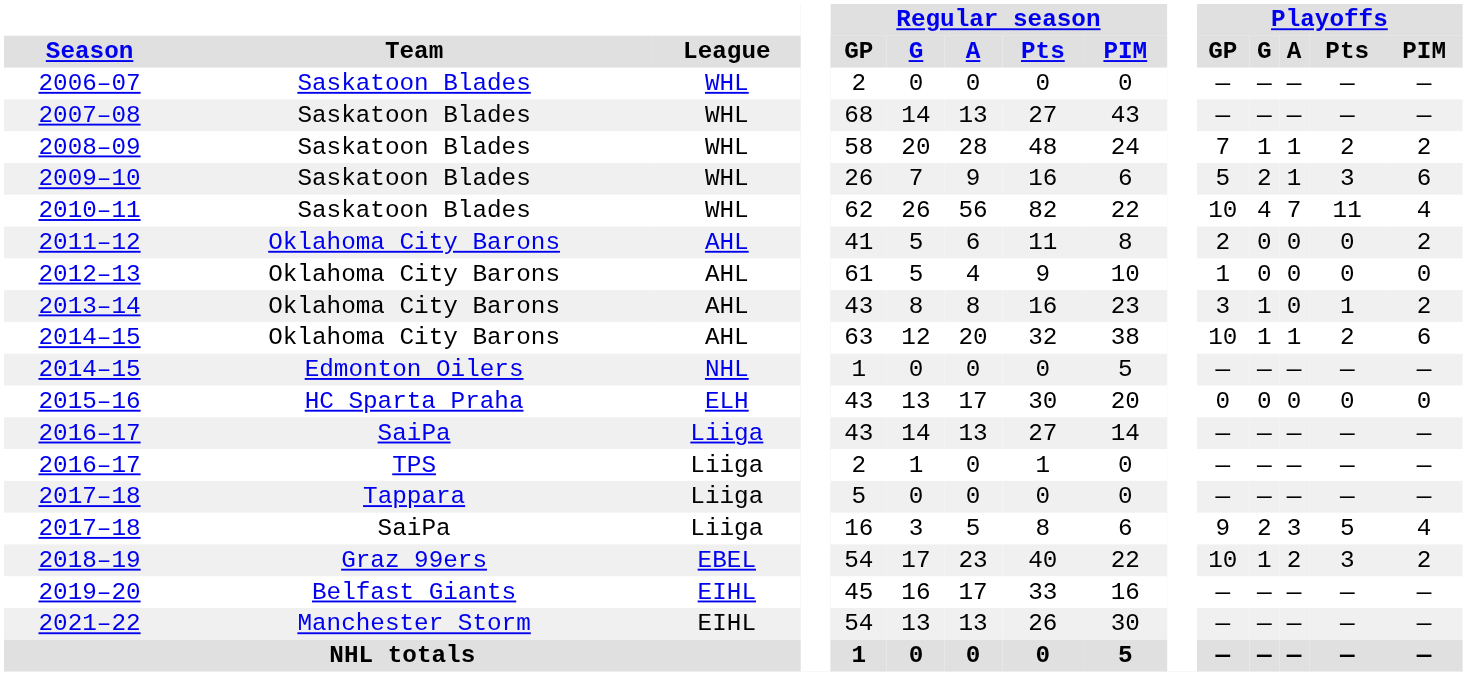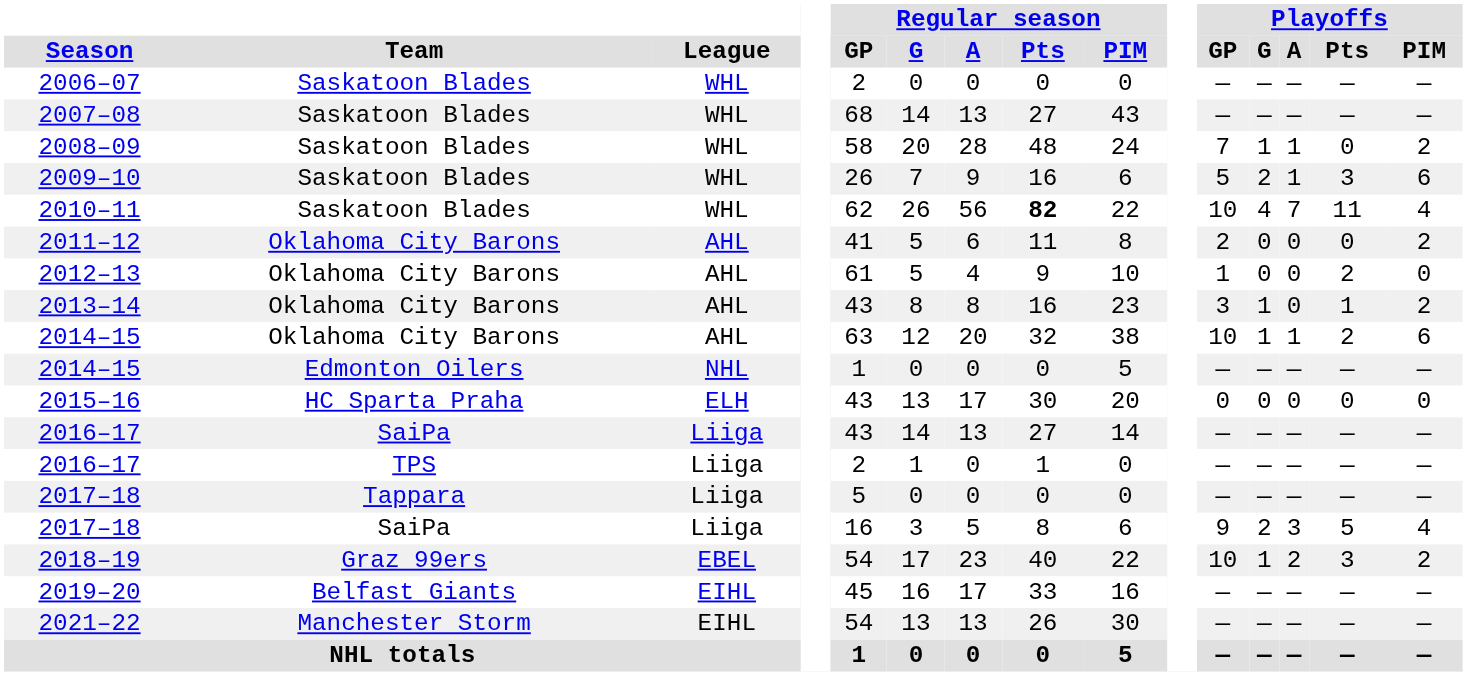(1347, 147) 2 -> (1347, 147) 0
(1043, 211) normal -> (1043, 211) bold
(1347, 274) 0 -> (1347, 274) 2
